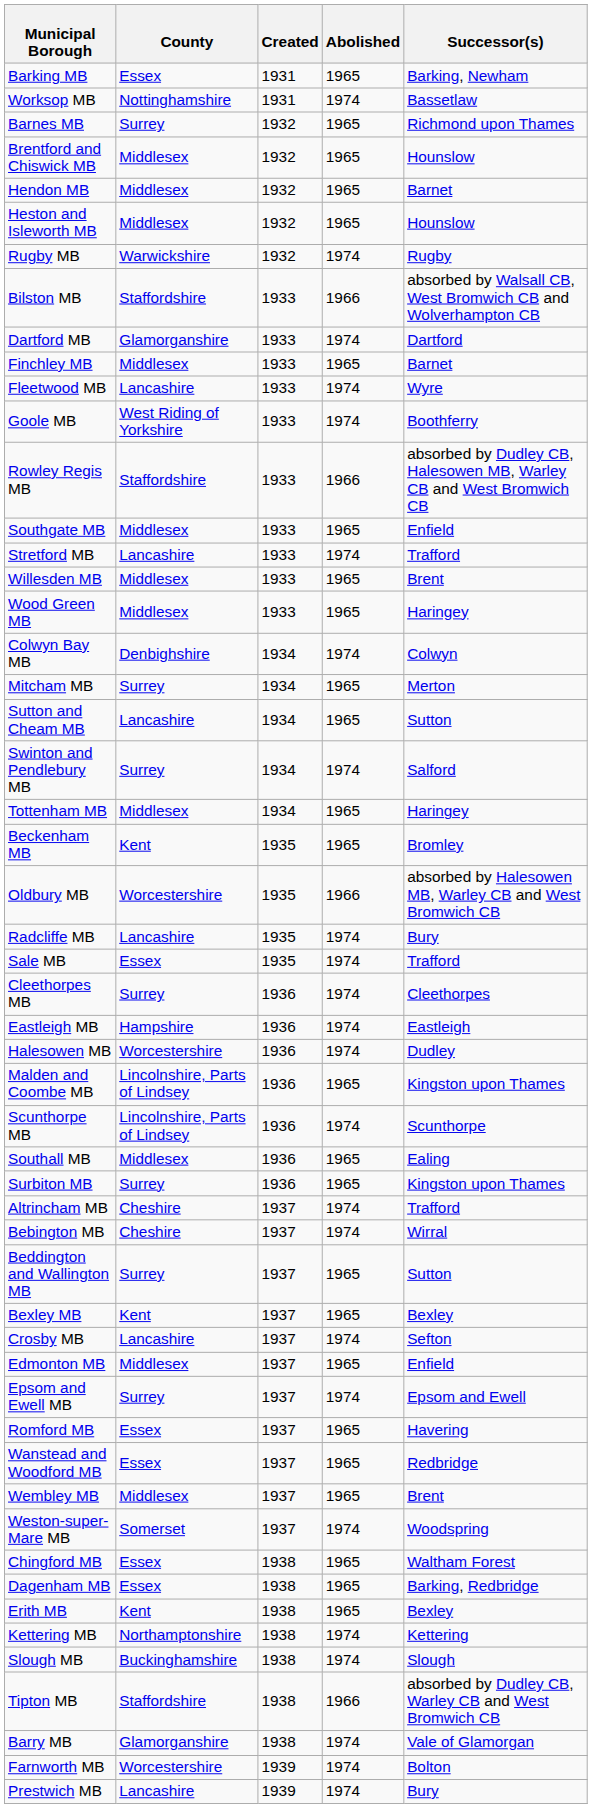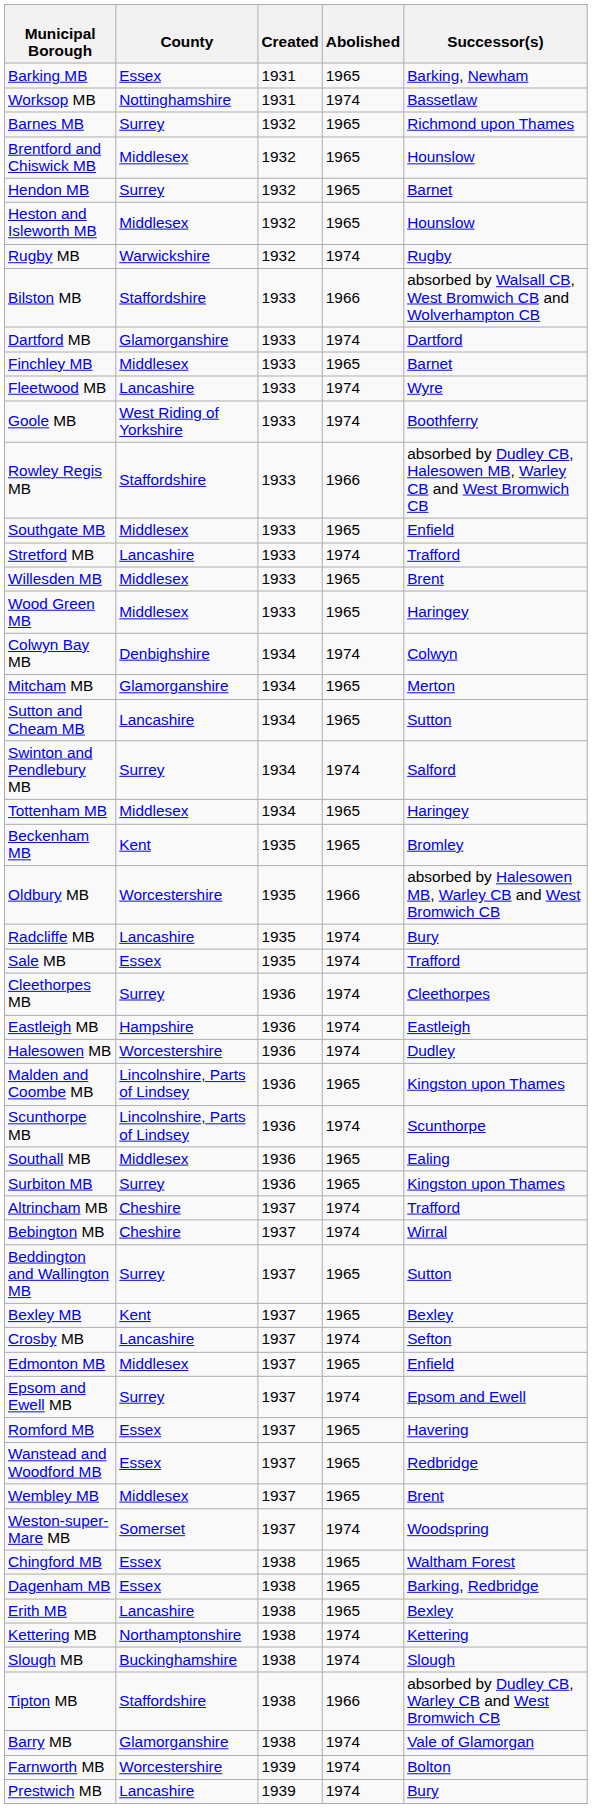(154, 190) Middlesex -> (142, 190) Surrey
(142, 686) Surrey -> (174, 686) Glamorganshire
(135, 1610) Kent -> (157, 1610) Lancashire
